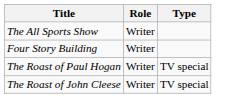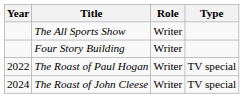+ column: (18, 13)
